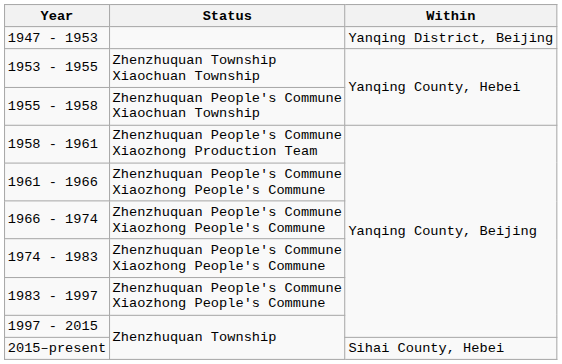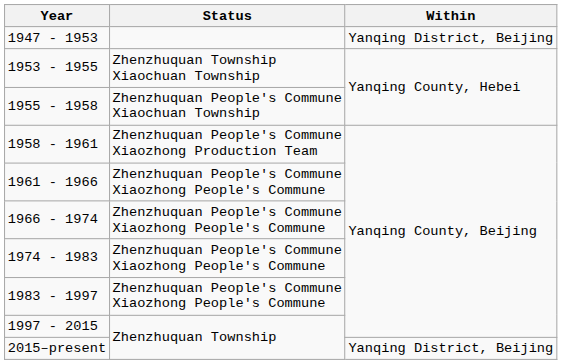(426, 348) Sihai County, Hebei -> (451, 348) Yanqing District, Beijing
